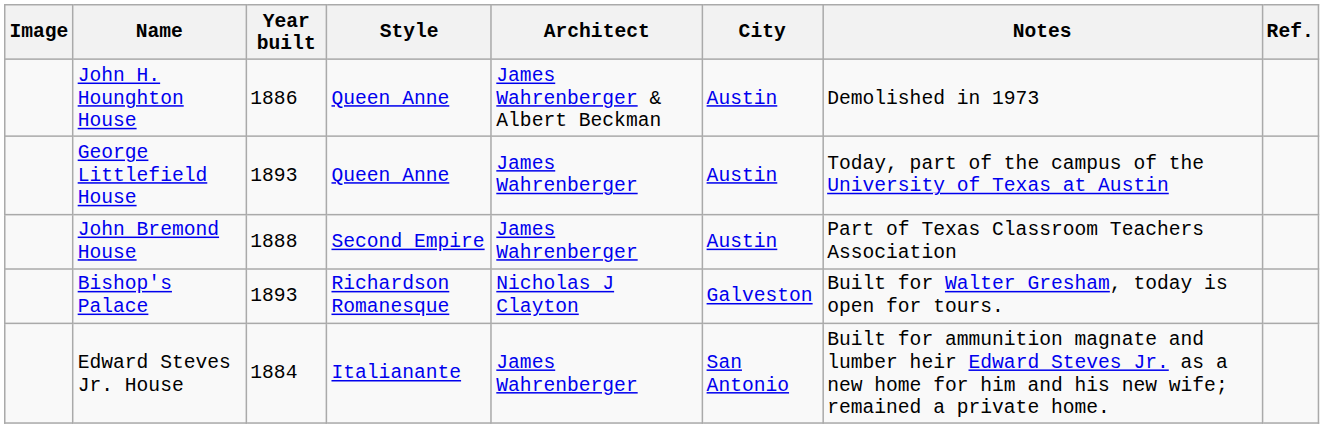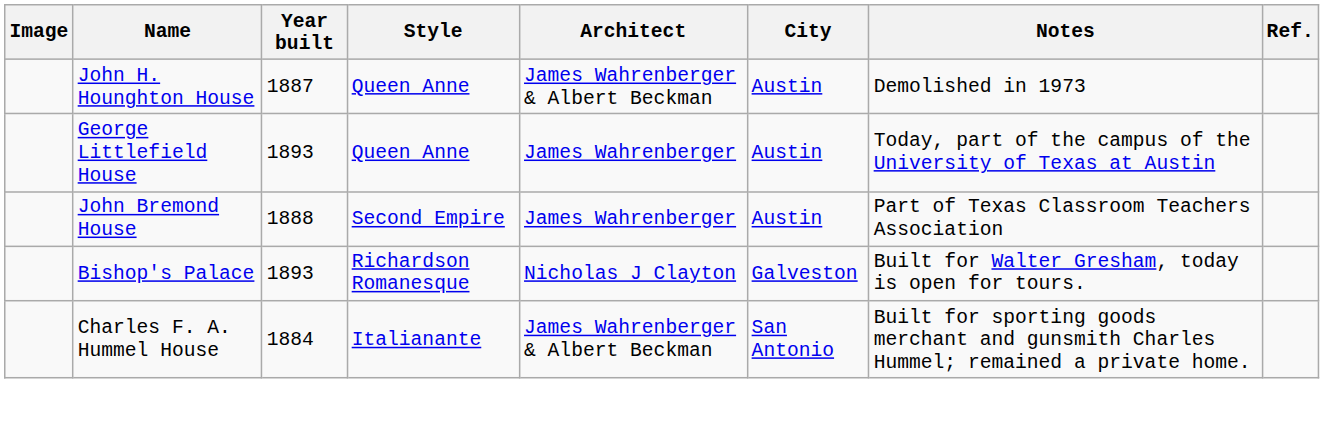(274, 98) 1886 -> (290, 87) 1887
- row: (154, 373)
+ row: (154, 339)
